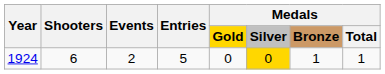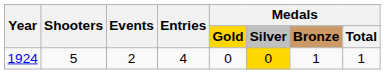(74, 58) 6 -> (74, 58) 5
(183, 58) 5 -> (183, 58) 4
